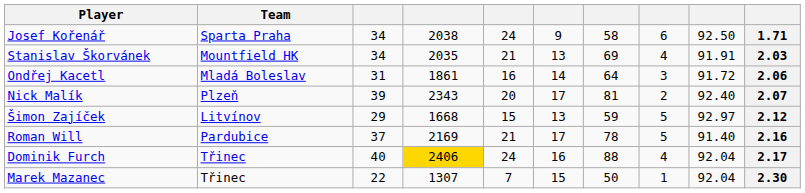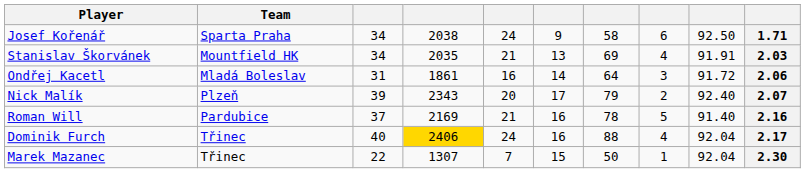(611, 96) 81 -> (611, 96) 79
- row: (56, 116)
(558, 137) 17 -> (558, 116) 16
